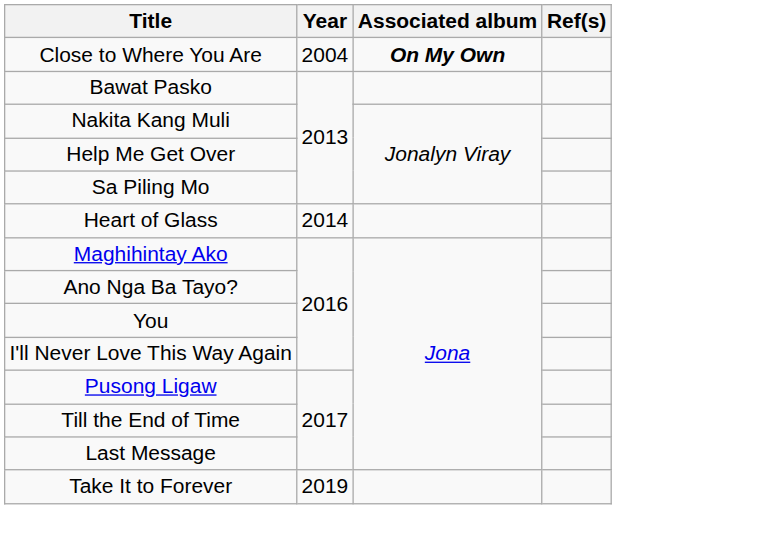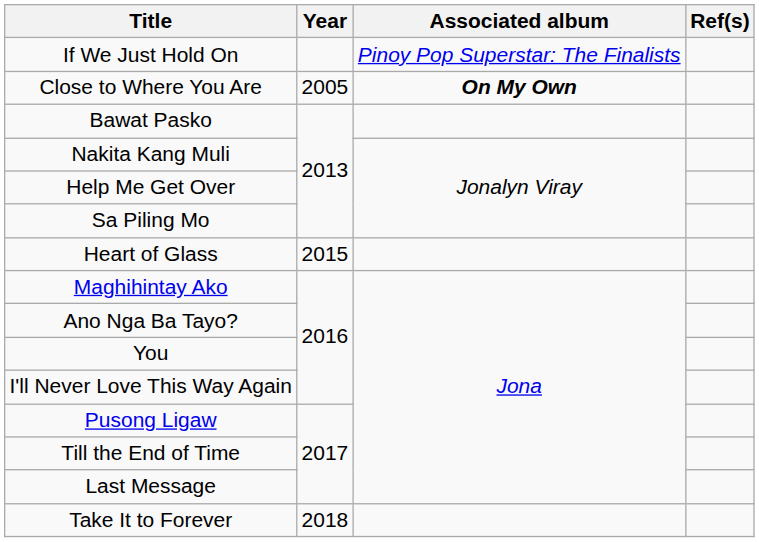+ row: (151, 54)
(325, 54) 2004 -> (325, 87) 2005
(325, 220) 2014 -> (325, 253) 2015
(325, 486) 2019 -> (325, 519) 2018
